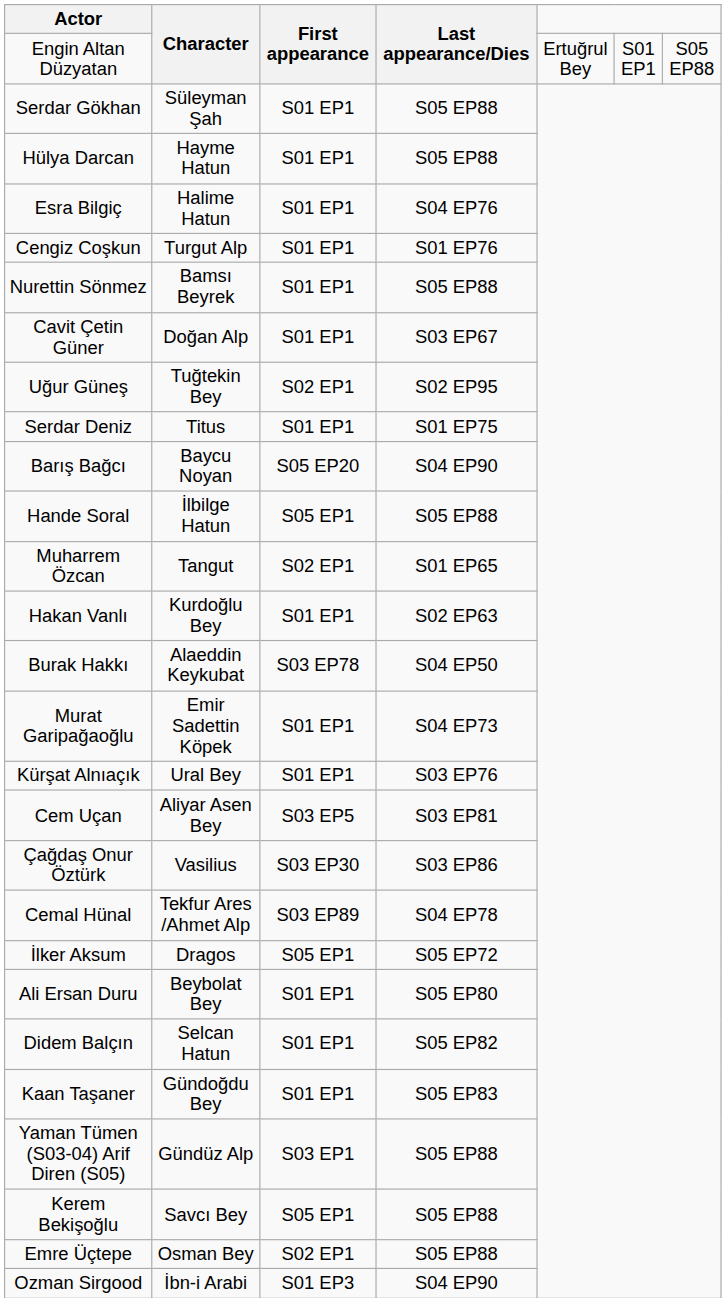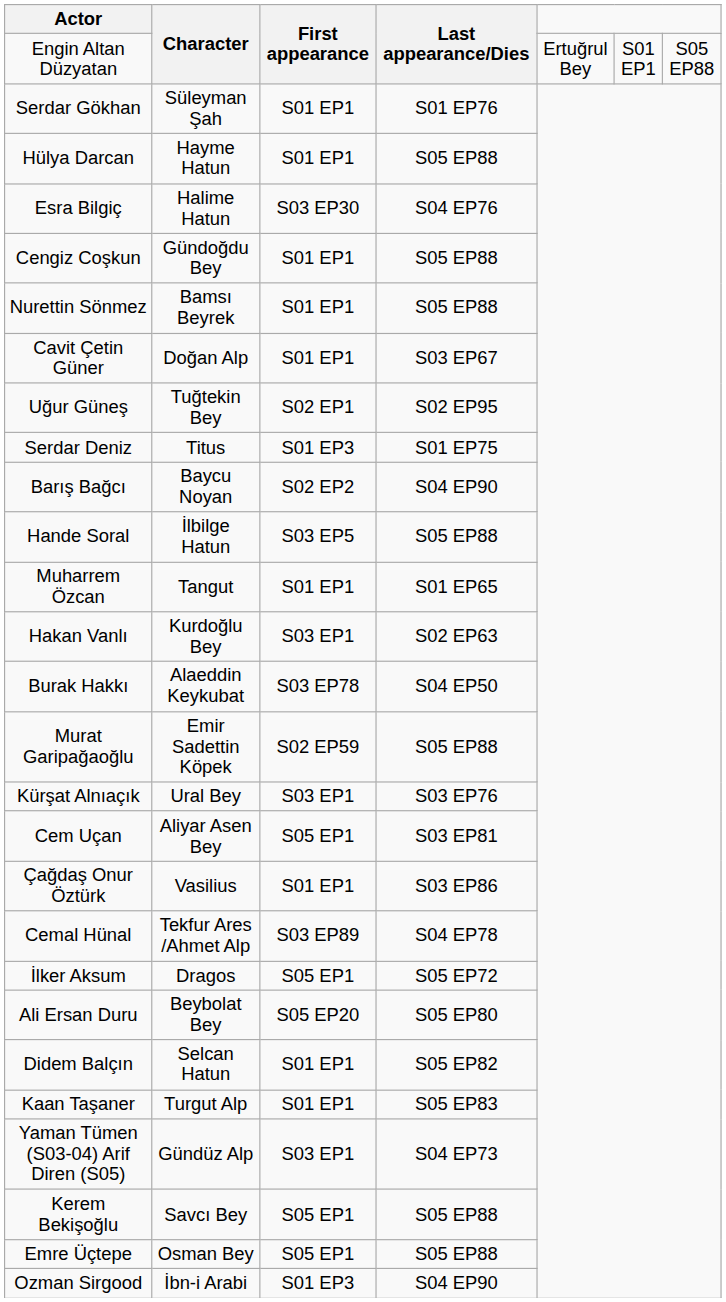(456, 108) S05 EP88 -> (456, 108) S01 EP76
(318, 208) S01 EP1 -> (318, 208) S03 EP30
(206, 247) Turgut Alp -> (206, 258) Gündoğdu Bey
(456, 247) S01 EP76 -> (456, 258) S05 EP88
(318, 426) S01 EP1 -> (318, 447) S01 EP3
(318, 466) S05 EP20 -> (318, 486) S02 EP2
(318, 516) S05 EP1 -> (318, 536) S03 EP5
(318, 565) S02 EP1 -> (318, 586) S01 EP1
(318, 615) S01 EP1 -> (318, 636) S03 EP1
(318, 725) S01 EP1 -> (318, 746) S02 EP59
(456, 725) S04 EP73 -> (456, 746) S05 EP88
(318, 775) S01 EP1 -> (318, 796) S03 EP1
(318, 815) S03 EP5 -> (318, 836) S05 EP1
(318, 865) S03 EP30 -> (318, 885) S01 EP1
(318, 994) S01 EP1 -> (318, 1014) S05 EP20
(206, 1093) Gündoğdu Bey -> (206, 1104) Turgut Alp
(456, 1154) S05 EP88 -> (456, 1154) S04 EP73
(318, 1253) S02 EP1 -> (318, 1253) S05 EP1
